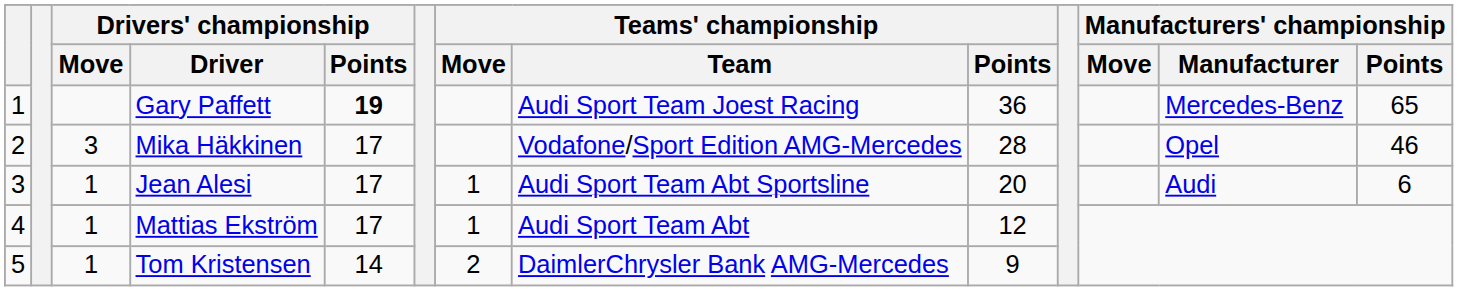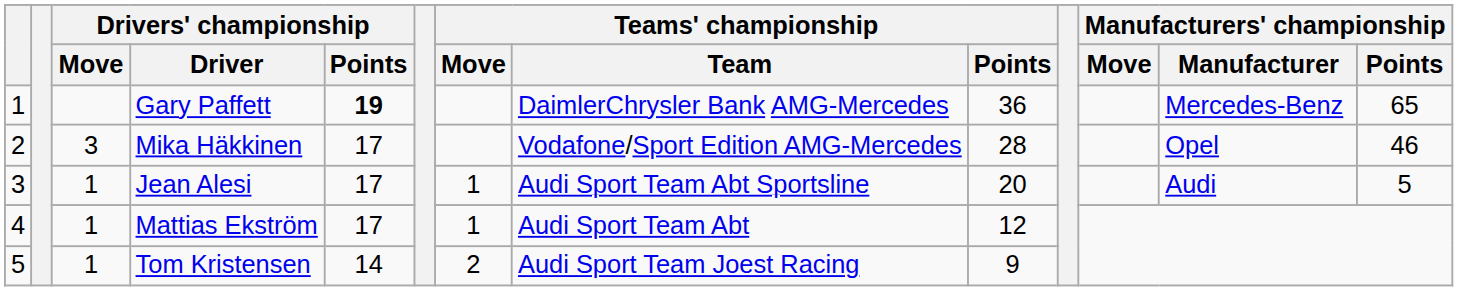(689, 105) Audi Sport Team Joest Racing -> (733, 105) DaimlerChrysler Bank AMG-Mercedes
(1405, 185) 6 -> (1405, 185) 5
(733, 265) DaimlerChrysler Bank AMG-Mercedes -> (689, 265) Audi Sport Team Joest Racing
